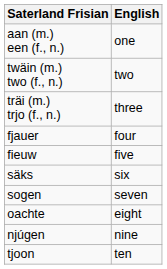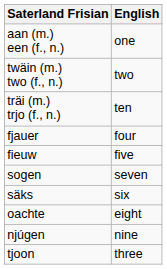(129, 108) three -> (123, 108) ten
rows swapped: (20, 175) <-> (24, 195)
(123, 254) ten -> (129, 254) three
